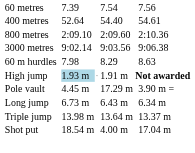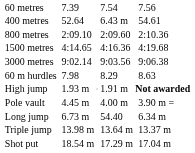(112, 21) 54.40 -> (114, 21) 6.43 m
+ row: (29, 48)
(75, 75) lightblue background -> (75, 89) no background
(117, 89) 17.29 m -> (114, 103) 4.00 m
(114, 103) 6.43 m -> (112, 116) 54.40
(114, 130) 4.00 m -> (117, 144) 17.29 m
